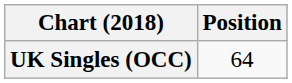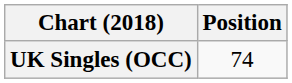(242, 59) 64 -> (242, 59) 74
